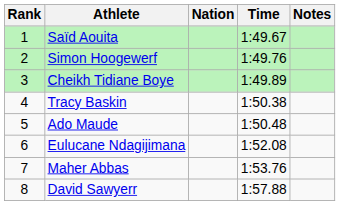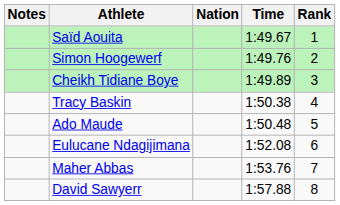columns swapped: (24, 15) <-> (312, 15)
